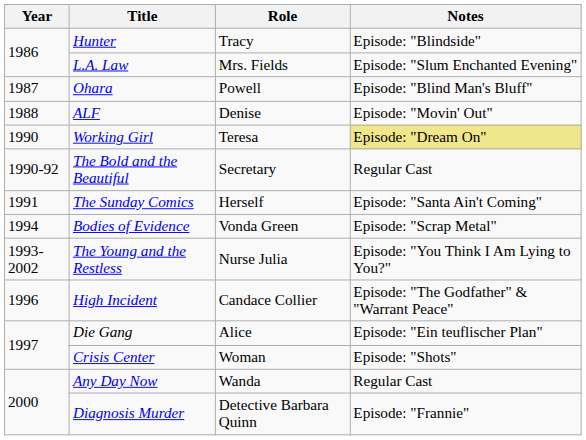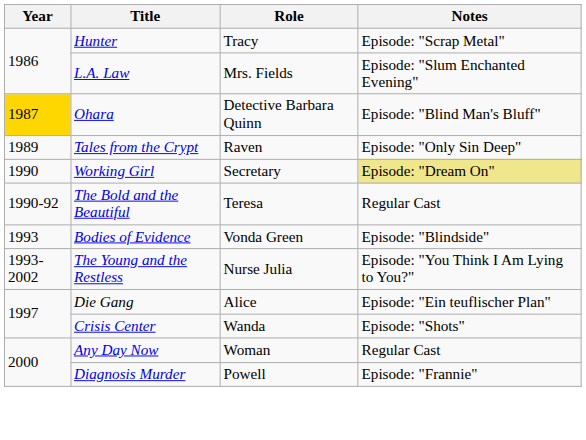(417, 40) Episode: "Blindside" -> (433, 40) Episode: "Scrap Metal"
(23, 88) no background -> (23, 114) gold background
(240, 88) Powell -> (279, 114) Detective Barbara Quinn
- row: (86, 112)
+ row: (136, 147)
(238, 137) Teresa -> (252, 171) Secretary
(247, 169) Secretary -> (243, 203) Teresa
- row: (133, 202)
(23, 226) 1994 -> (23, 236) 1993
(425, 226) Episode: "Scrap Metal" -> (425, 236) Episode: "Blindside"
- row: (115, 300)
(242, 357) Woman -> (244, 326) Wanda
(240, 381) Wanda -> (247, 350) Woman
(274, 413) Detective Barbara Quinn -> (245, 374) Powell
